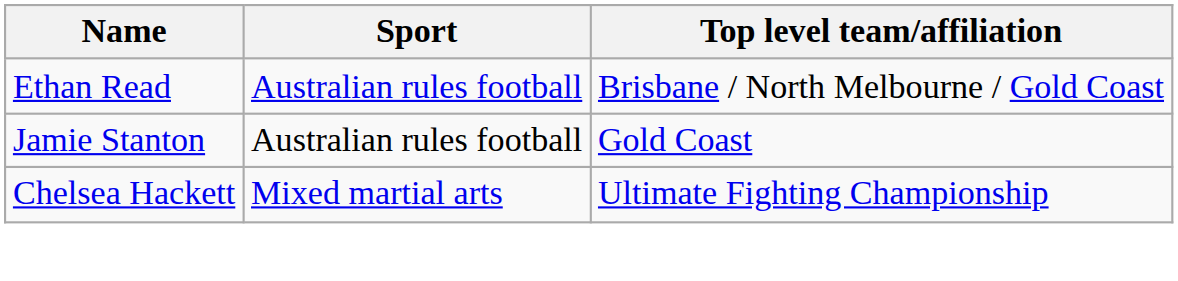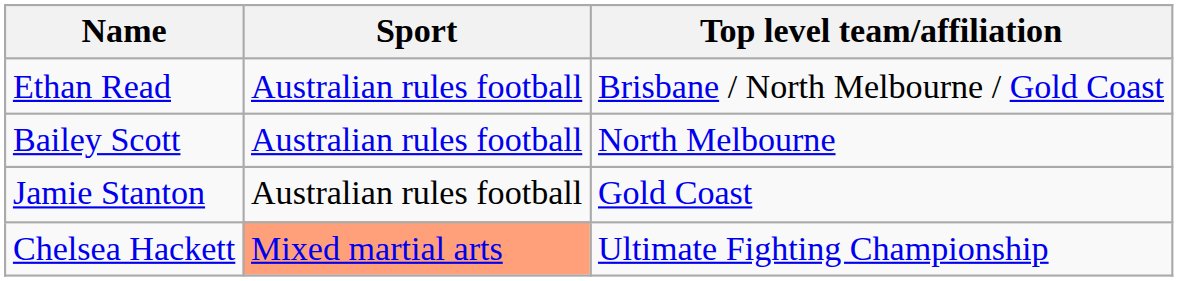+ row: (97, 139)
(377, 193) no background -> (377, 247) lightsalmon background
